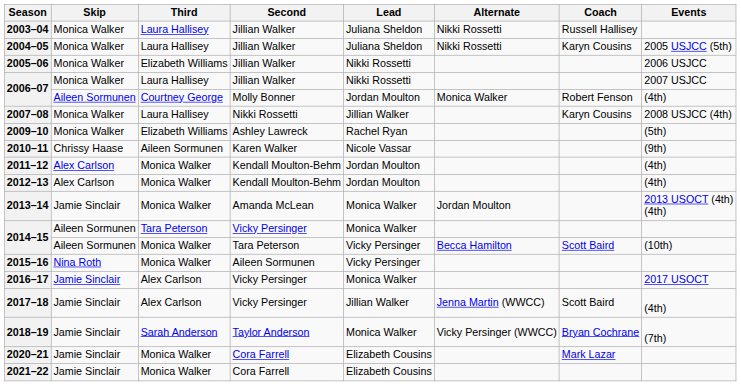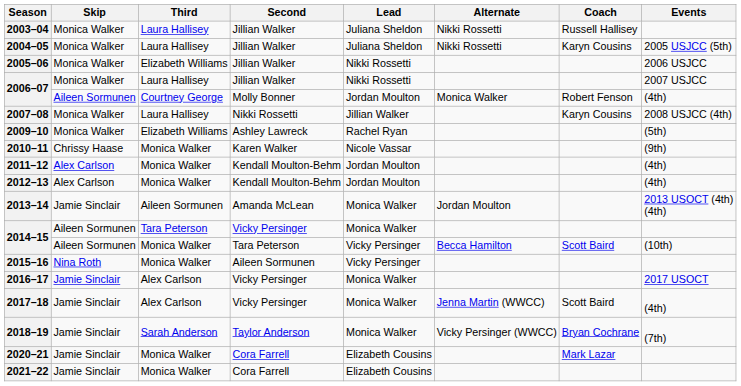(182, 149) Aileen Sormunen -> (176, 149) Monica Walker
(176, 206) Monica Walker -> (182, 206) Aileen Sormunen
(377, 303) Jillian Walker -> (381, 303) Monica Walker
